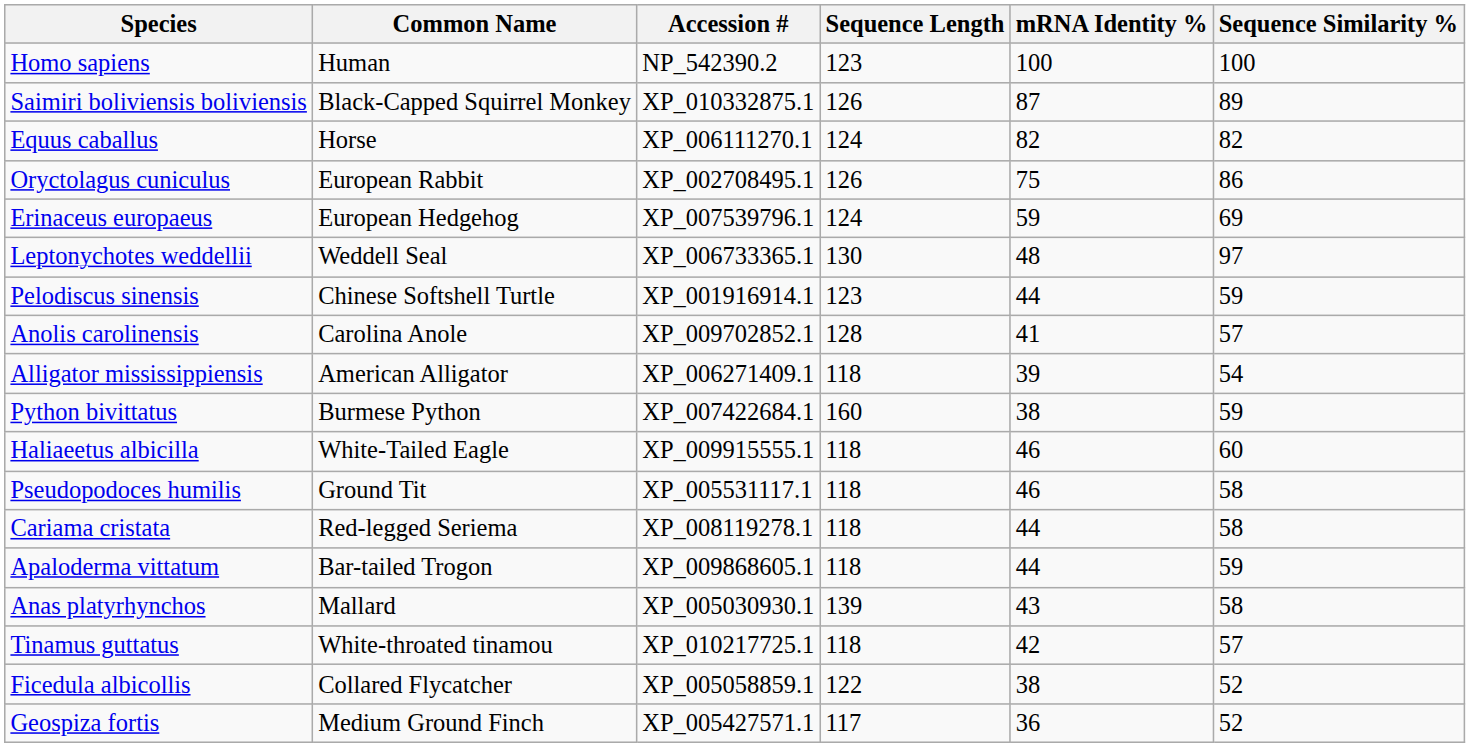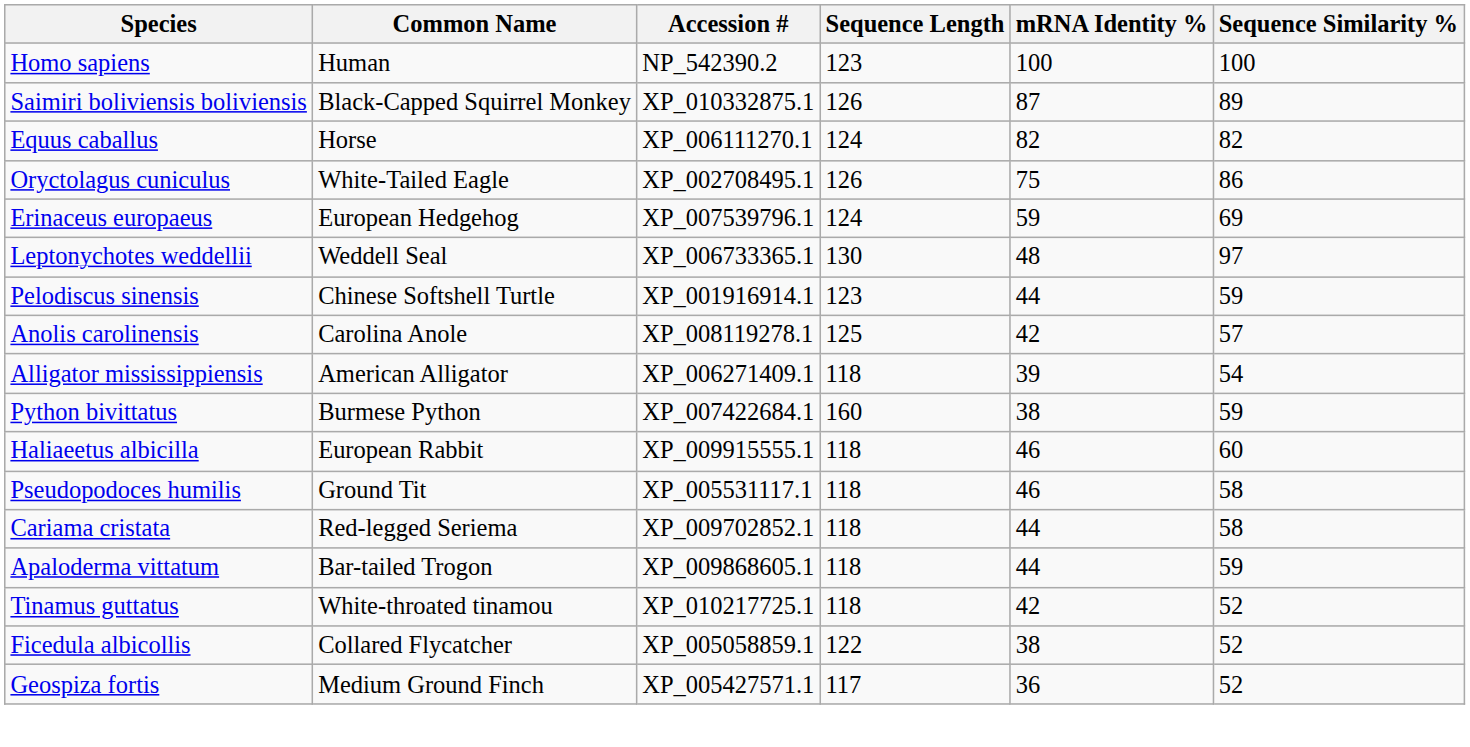(401, 179) European Rabbit -> (413, 179) White-Tailed Eagle
(728, 334) XP_009702852.1 -> (728, 334) XP_008119278.1
(844, 334) 128 -> (844, 334) 125
(1028, 334) 41 -> (1028, 334) 42
(413, 450) White-Tailed Eagle -> (401, 450) European Rabbit
(728, 528) XP_008119278.1 -> (728, 528) XP_009702852.1
- row: (108, 606)
(1231, 645) 57 -> (1231, 606) 52
